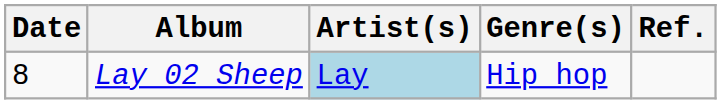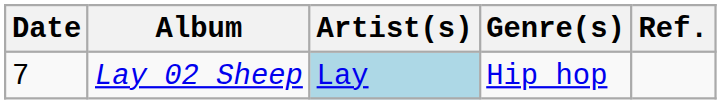(21, 76) 8 -> (21, 76) 7
